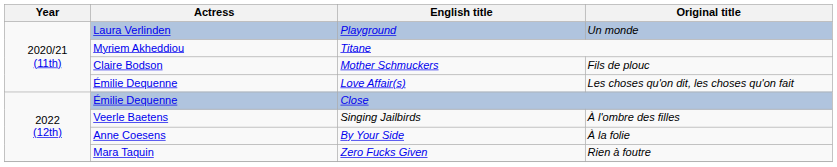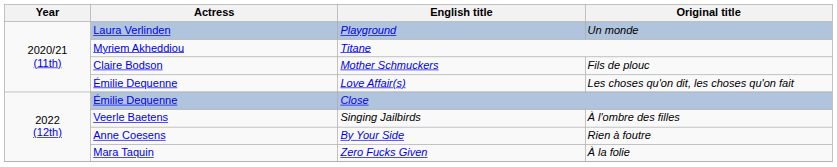(609, 135) À la folie -> (619, 135) Rien à foutre
(619, 153) Rien à foutre -> (609, 153) À la folie
